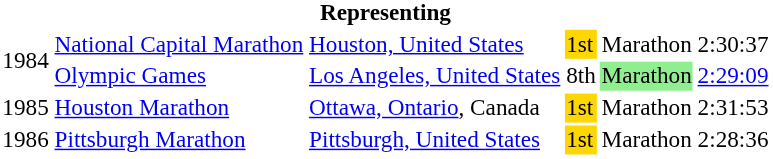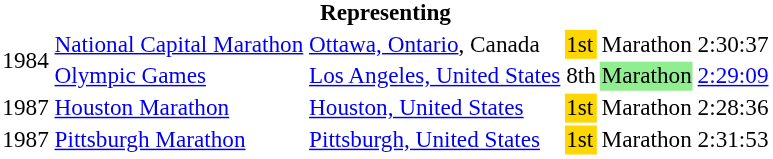(416, 44) Houston, United States -> (424, 44) Ottawa, Ontario, Canada
(26, 107) 1985 -> (26, 107) 1987
(424, 107) Ottawa, Ontario, Canada -> (416, 107) Houston, United States
(733, 107) 2:31:53 -> (733, 107) 2:28:36
(26, 139) 1986 -> (26, 139) 1987
(733, 139) 2:28:36 -> (733, 139) 2:31:53
